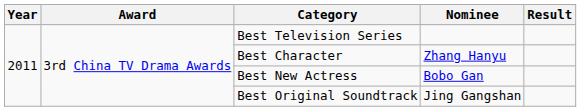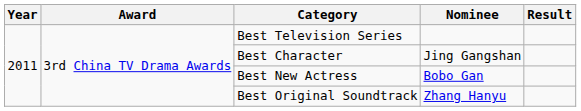(465, 55) Zhang Hanyu -> (472, 55) Jing Gangshan
(472, 96) Jing Gangshan -> (465, 96) Zhang Hanyu
